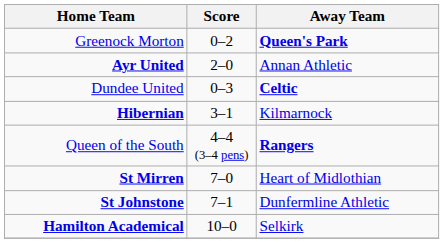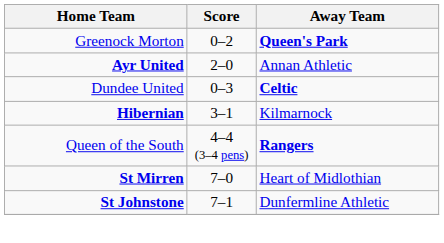- row: (113, 226)
